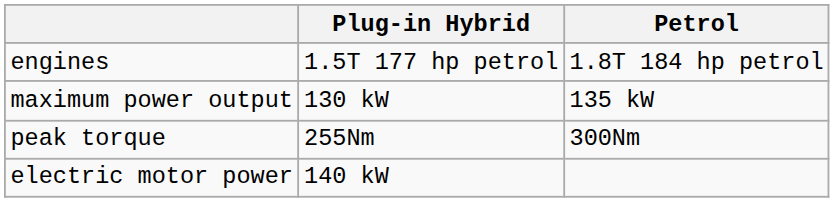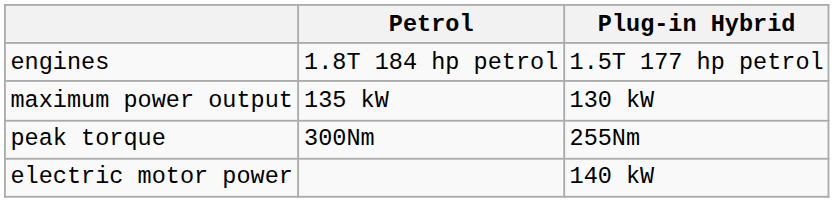columns swapped: (697, 24) <-> (431, 24)
